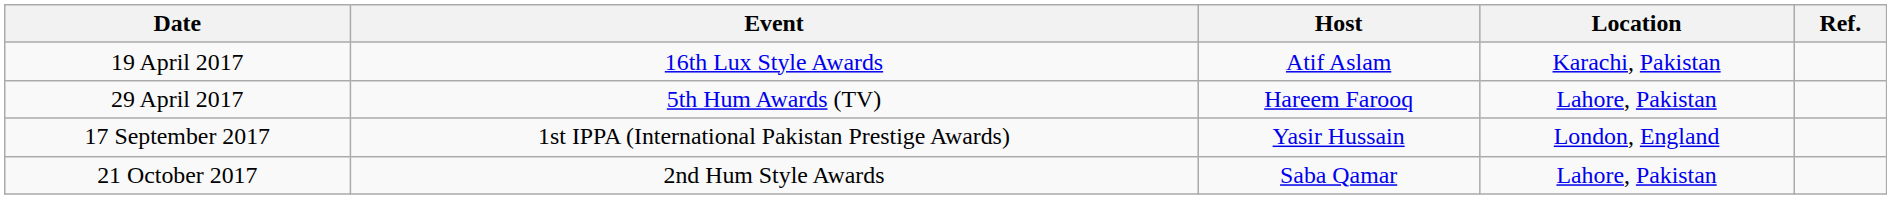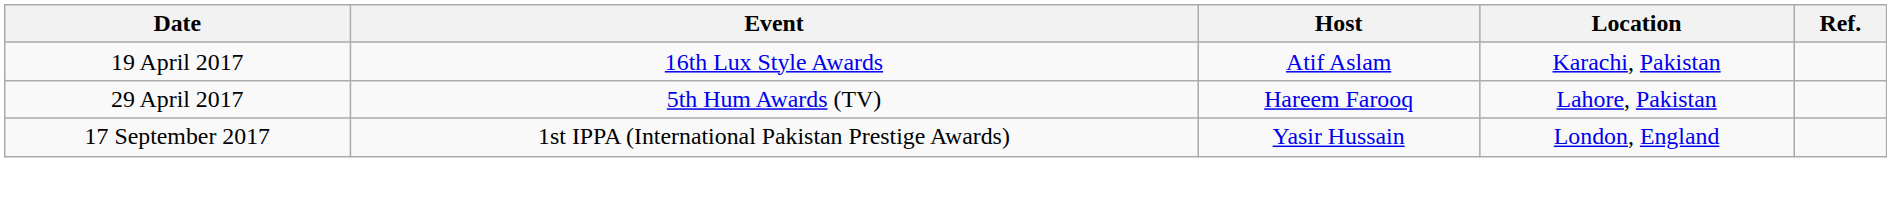- row: (177, 174)
